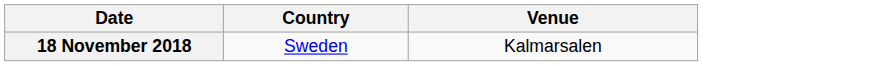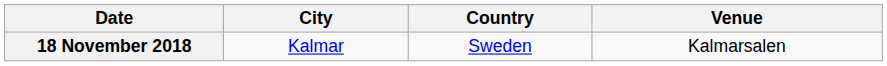+ column: (316, 18)
